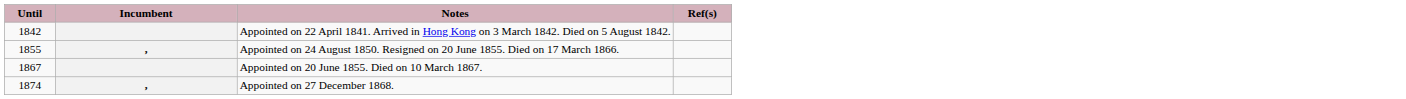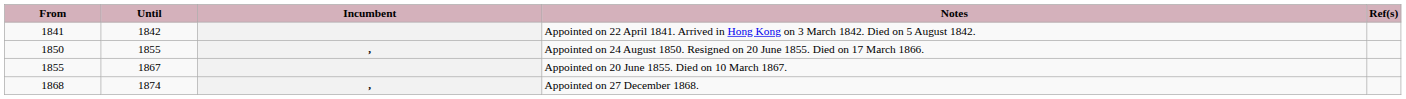+ column: (53, 13)
